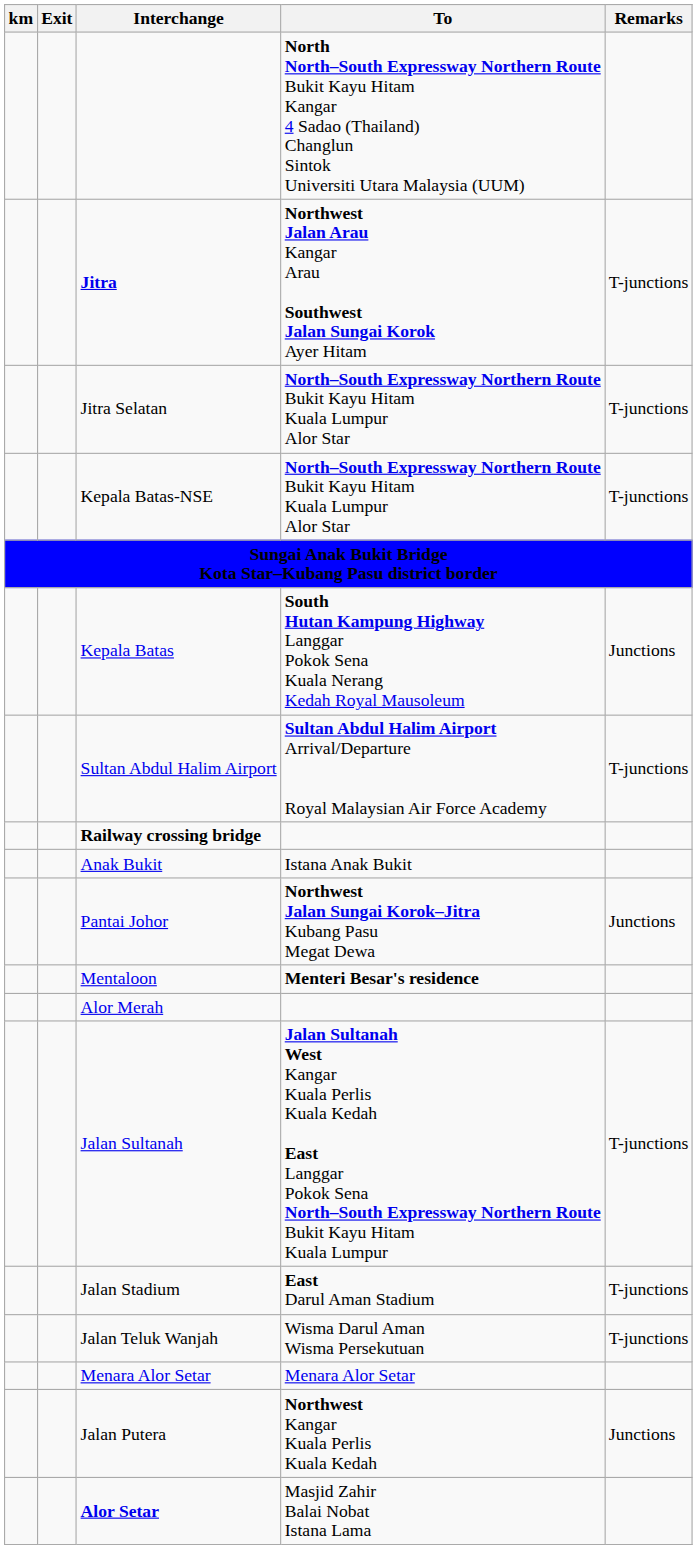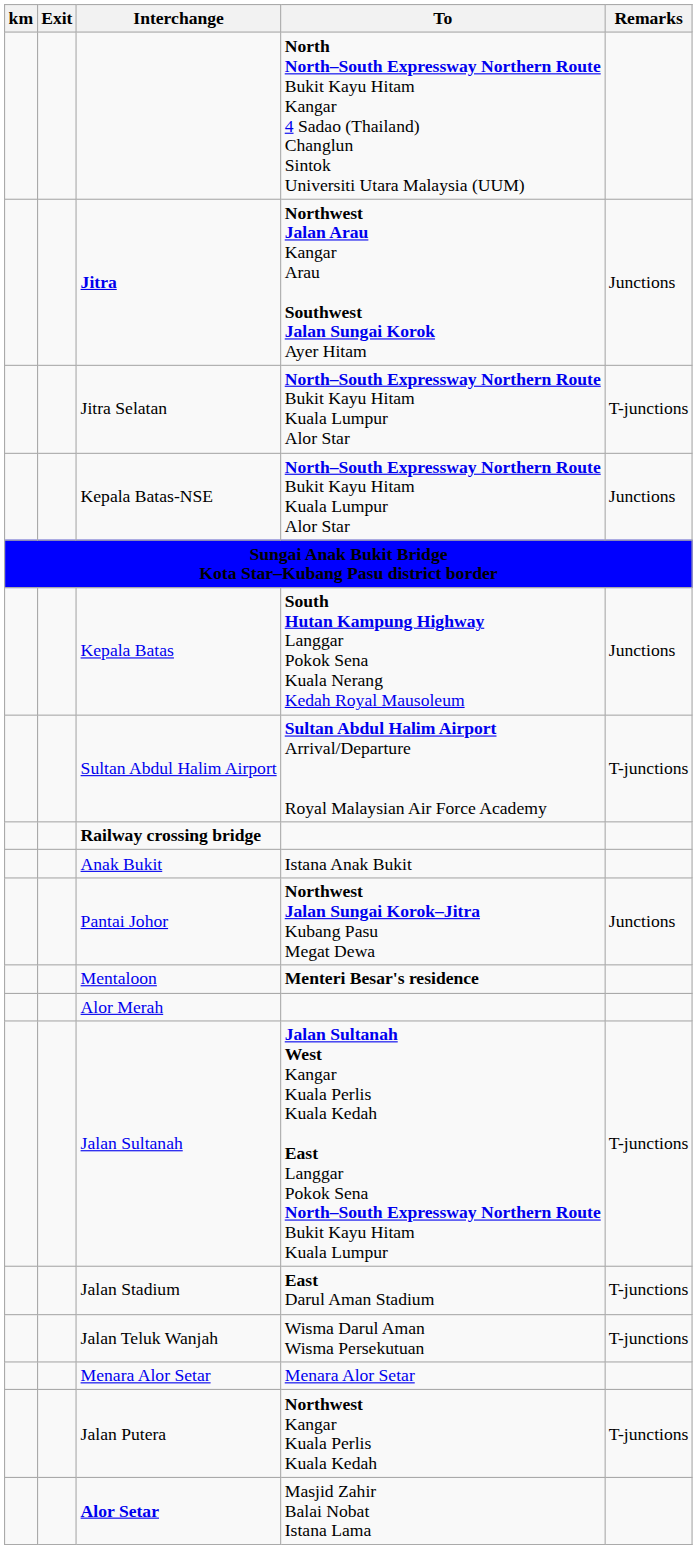(649, 282) T-junctions -> (642, 282) Junctions
(649, 496) T-junctions -> (642, 496) Junctions
(642, 1433) Junctions -> (649, 1433) T-junctions
